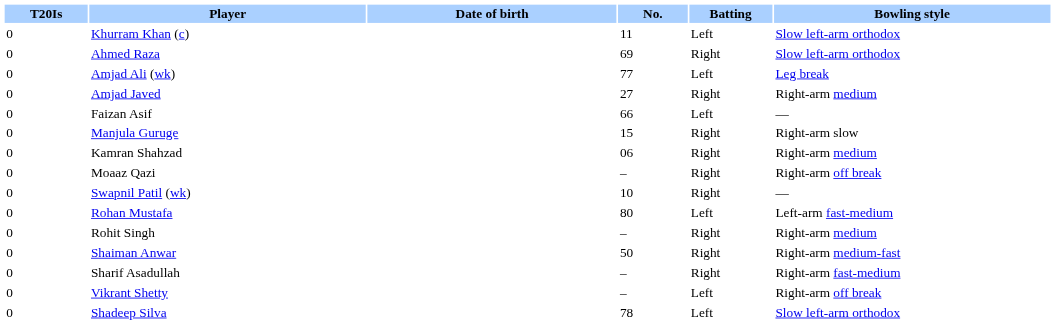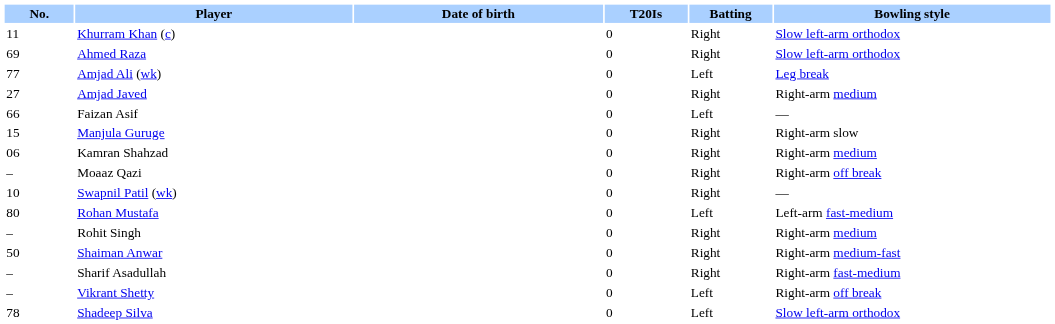columns swapped: (653, 13) <-> (46, 13)
(702, 33) Left -> (706, 33) Right
